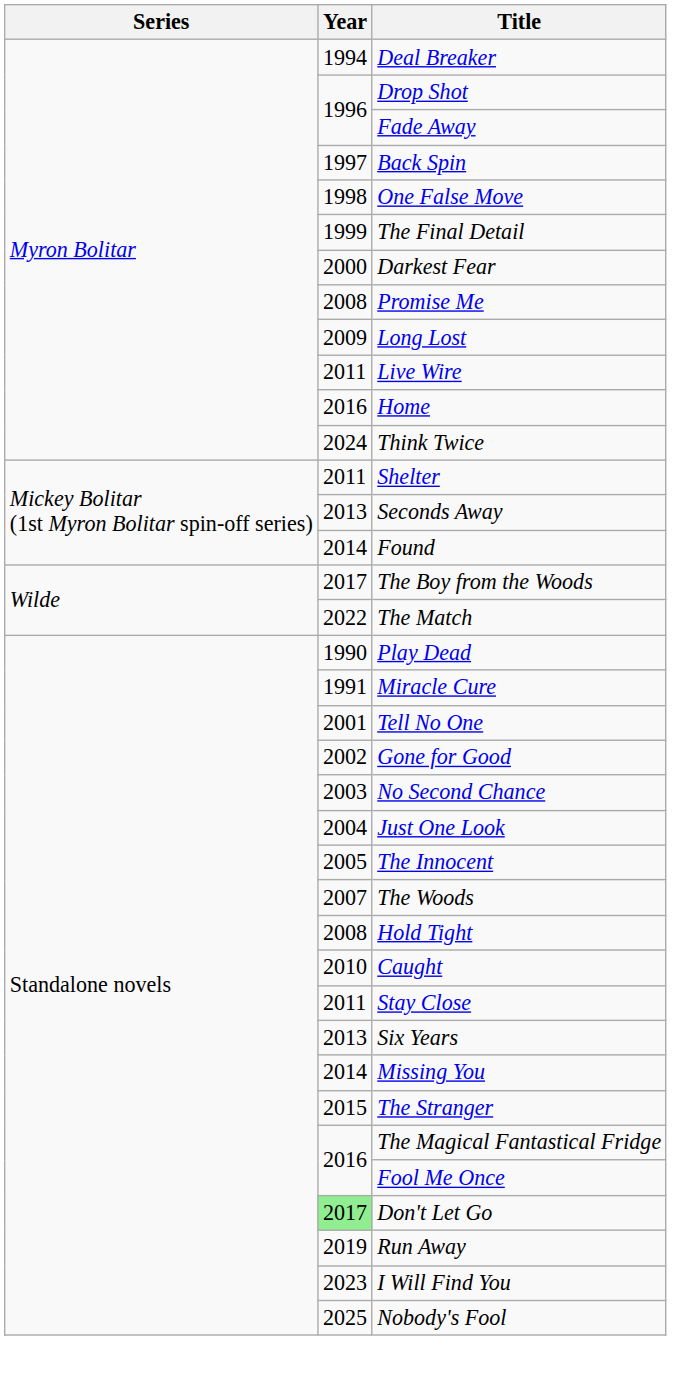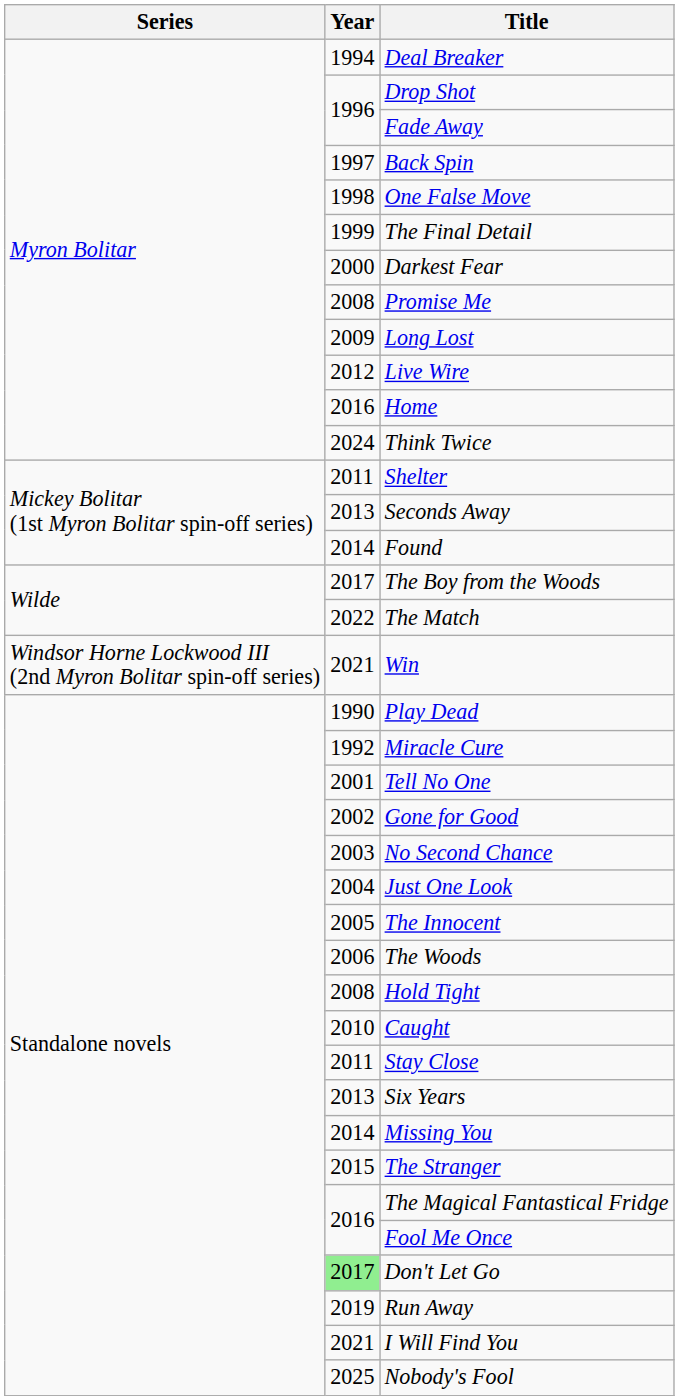(345, 372) 2011 -> (352, 372) 2012
+ row: (402, 664)
(345, 687) 1991 -> (352, 747) 1992
(345, 897) 2007 -> (352, 957) 2006
(345, 1282) 2023 -> (352, 1342) 2021
